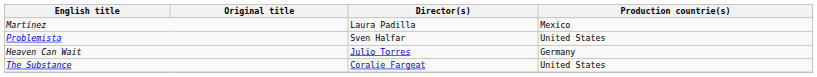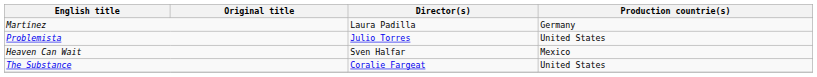(555, 25) Mexico -> (558, 25) Germany
(378, 38) Sven Halfar -> (380, 38) Julio Torres
(380, 52) Julio Torres -> (378, 52) Sven Halfar
(558, 52) Germany -> (555, 52) Mexico
